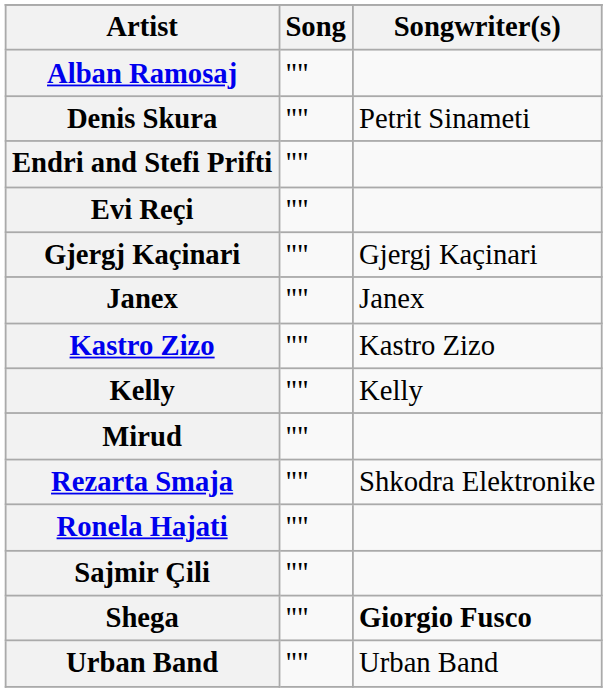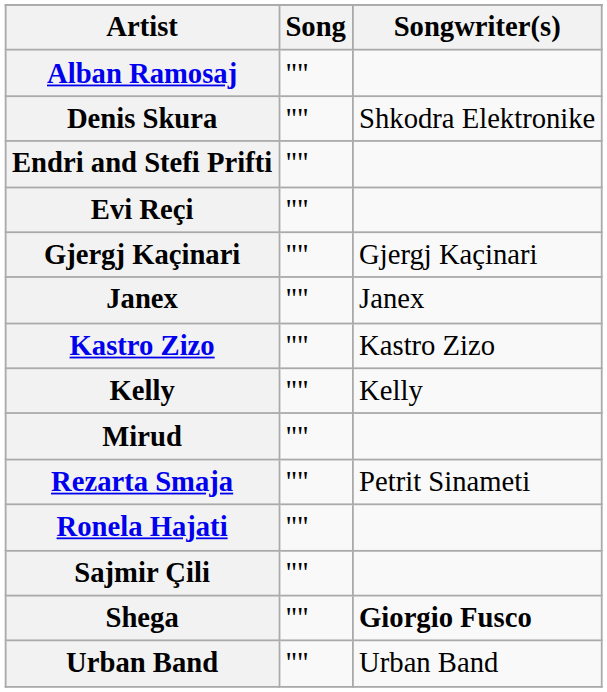(445, 118) Petrit Sinameti -> (477, 118) Shkodra Elektronike
(477, 481) Shkodra Elektronike -> (445, 481) Petrit Sinameti
